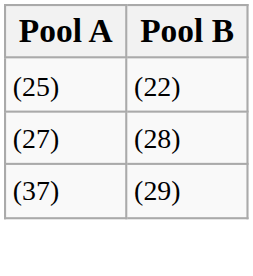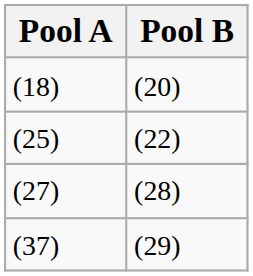+ row: (36, 86)
